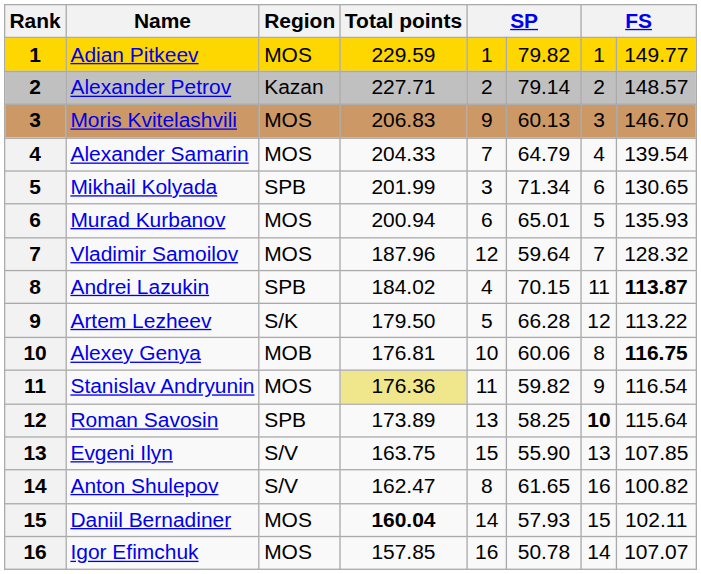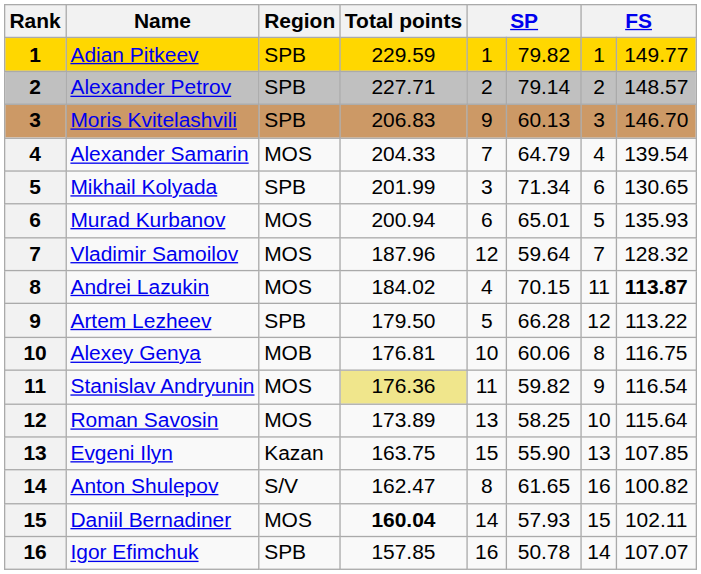(288, 54) MOS -> (285, 54) SPB
(294, 87) Kazan -> (285, 87) SPB
(288, 120) MOS -> (285, 120) SPB
(285, 287) SPB -> (288, 287) MOS
(281, 320) S/K -> (285, 320) SPB
(656, 353) bold -> (656, 353) normal
(285, 420) SPB -> (288, 420) MOS
(599, 420) bold -> (599, 420) normal
(281, 453) S/V -> (294, 453) Kazan
(288, 552) MOS -> (285, 552) SPB
